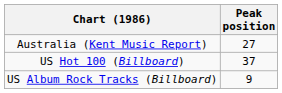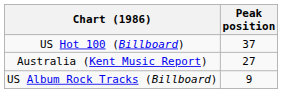rows swapped: (112, 44) <-> (112, 62)
